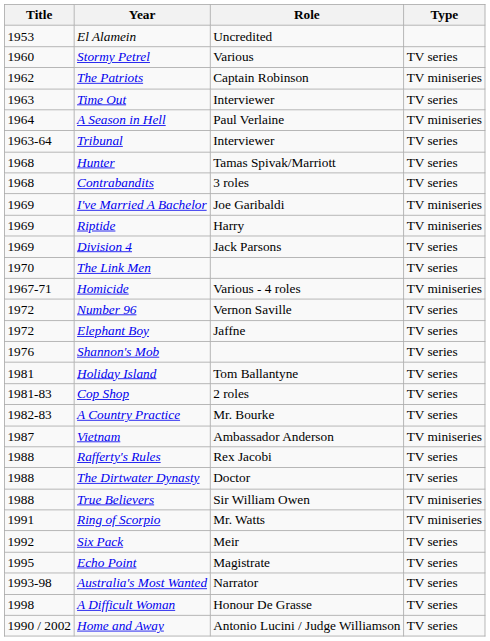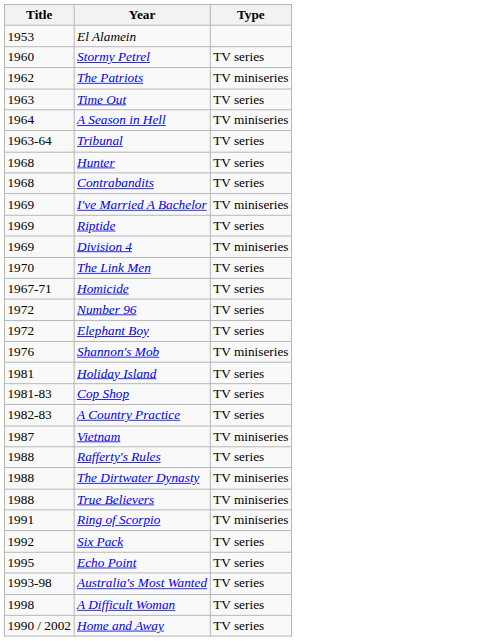- column: (307, 15)
(444, 225) TV miniseries -> (239, 225) TV series
(432, 246) TV series -> (251, 246) TV miniseries
(444, 288) TV miniseries -> (239, 288) TV series
(432, 352) TV series -> (251, 352) TV miniseries
(432, 478) TV series -> (251, 478) TV miniseries
